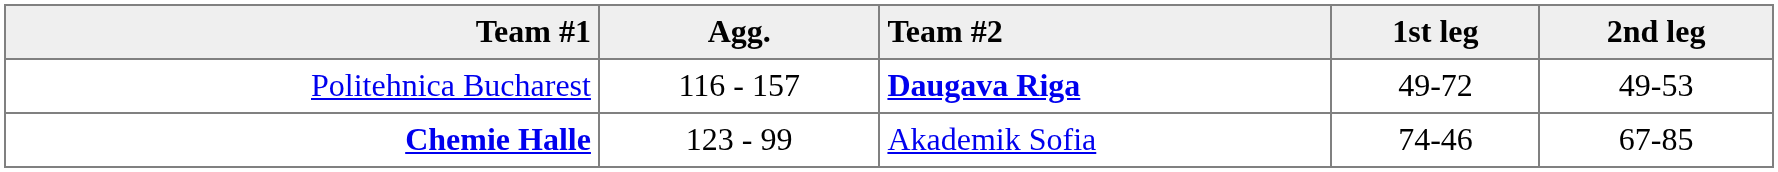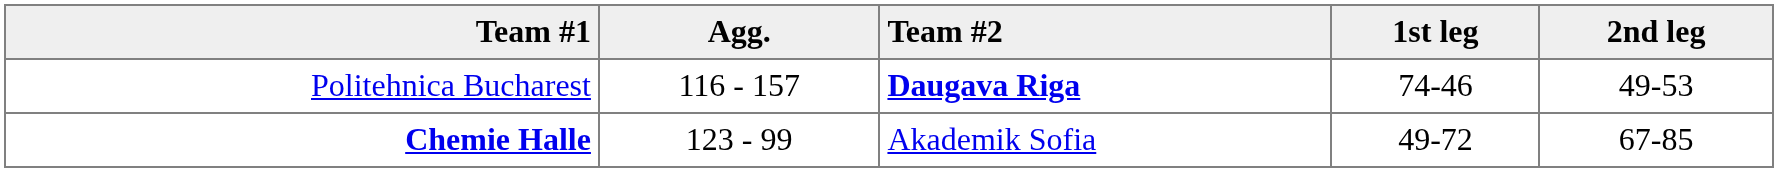(1435, 85) 49-72 -> (1435, 85) 74-46
(1435, 139) 74-46 -> (1435, 139) 49-72
